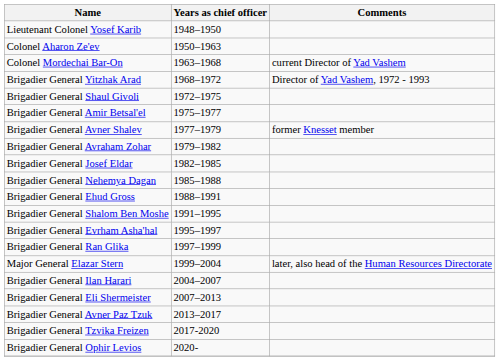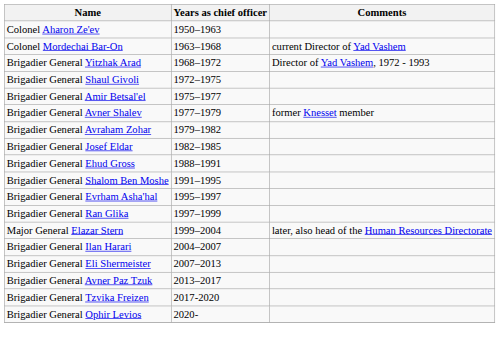- row: (74, 29)
- row: (81, 180)
